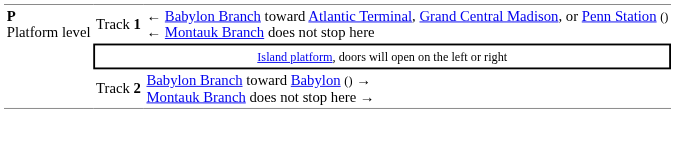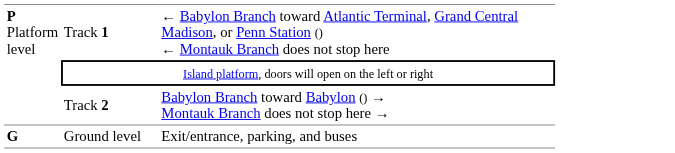+ row: (102, 136)
